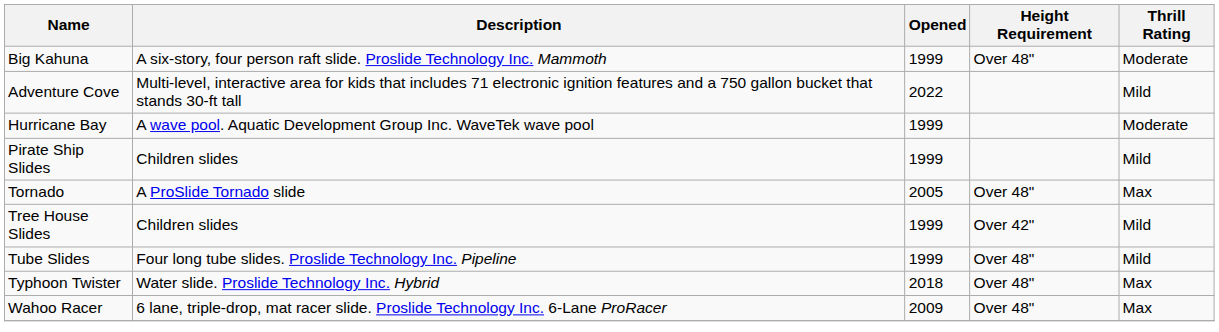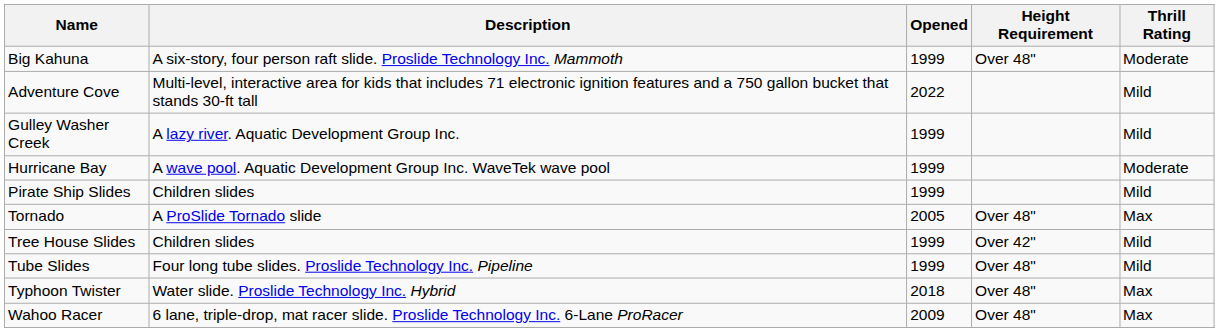+ row: (59, 134)
